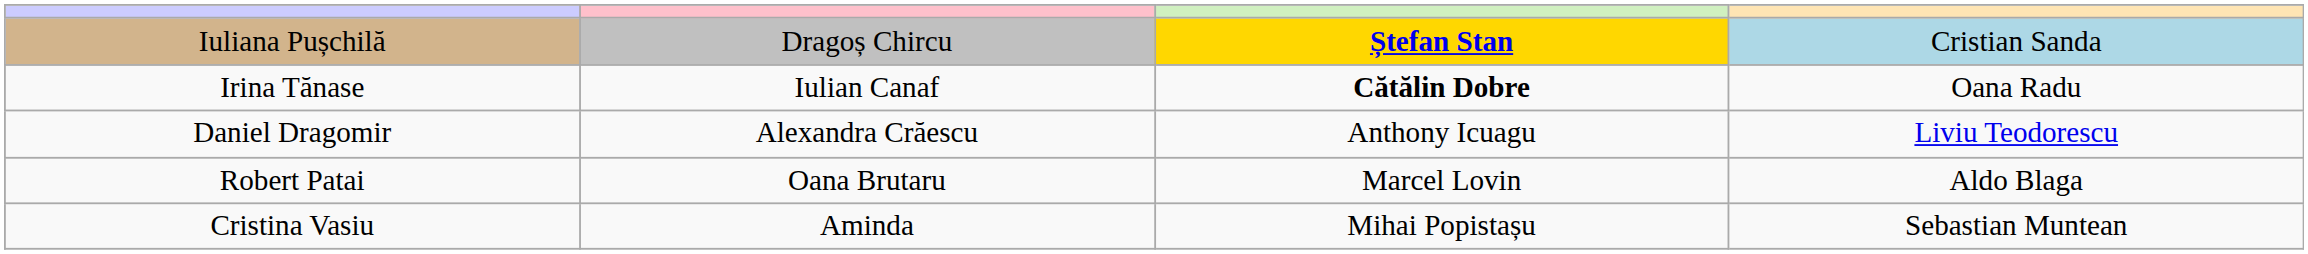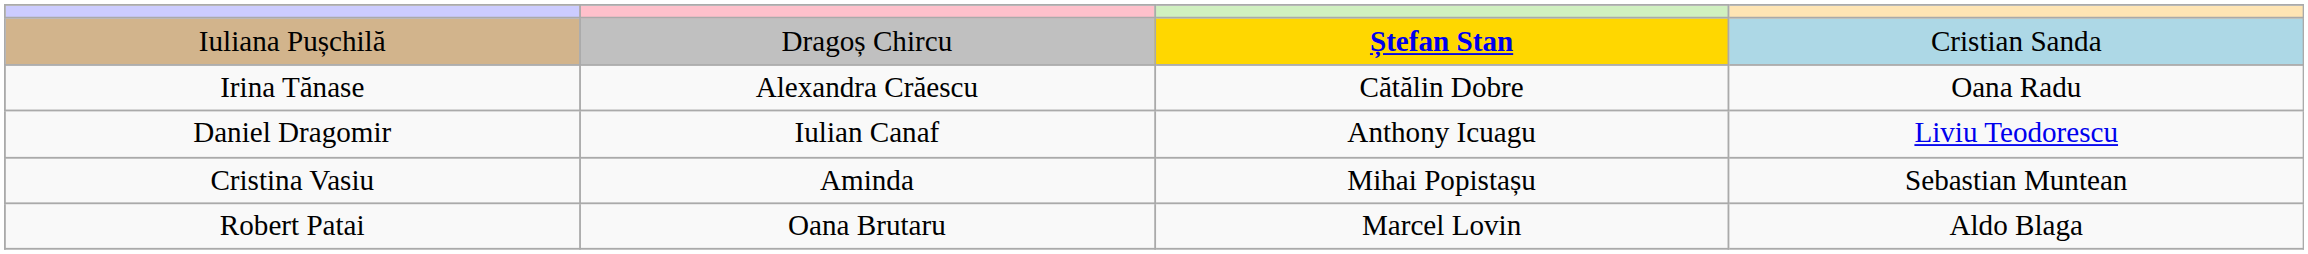(867, 87) Iulian Canaf -> (867, 87) Alexandra Crăescu
(1442, 87) bold -> (1442, 87) normal
(867, 133) Alexandra Crăescu -> (867, 133) Iulian Canaf
rows swapped: (292, 179) <-> (292, 225)
